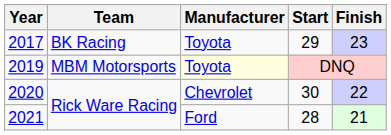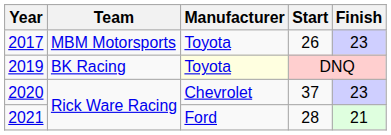(88, 42) BK Racing -> (113, 42) MBM Motorsports
(310, 42) 29 -> (310, 42) 26
(113, 68) MBM Motorsports -> (88, 68) BK Racing
(310, 93) 30 -> (310, 93) 37
(359, 93) 22 -> (359, 93) 23
